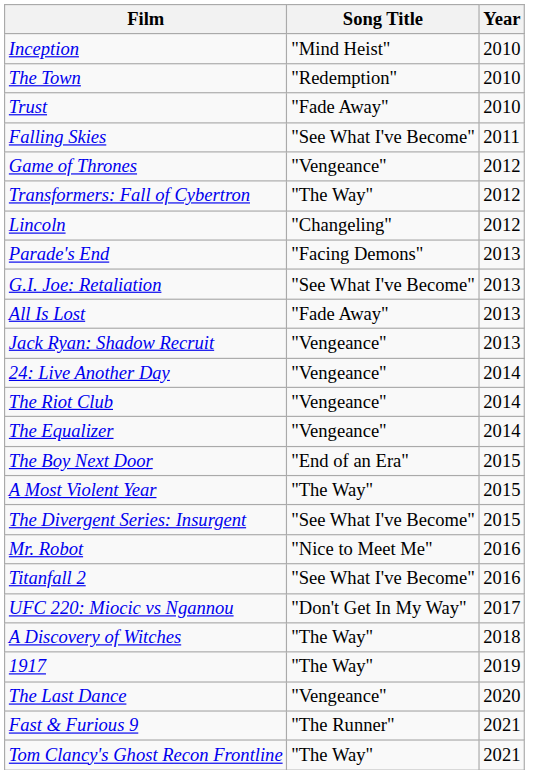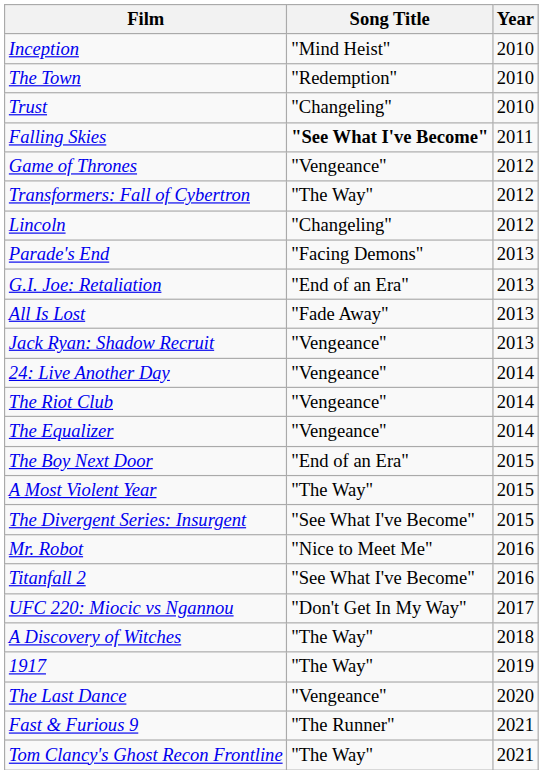(340, 107) "Fade Away" -> (342, 107) "Changeling"
(383, 136) normal -> (390, 136) bold
(383, 284) "See What I've Become" -> (350, 284) "End of an Era"
